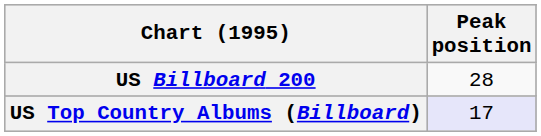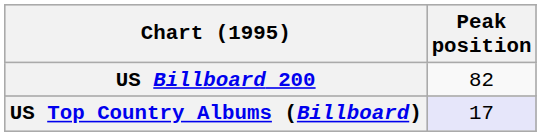(482, 80) 28 -> (482, 80) 82
